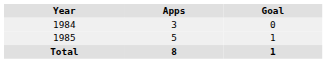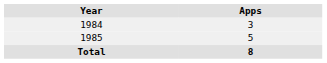- column: (273, 11)
